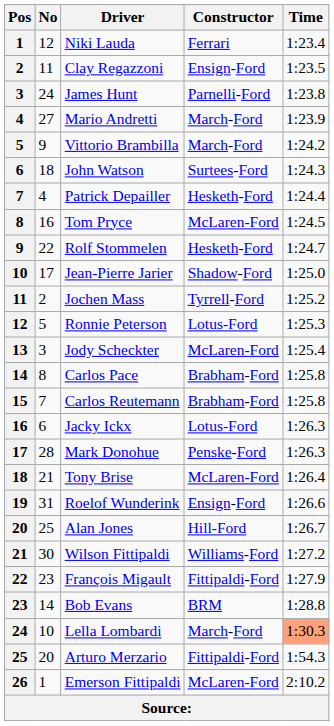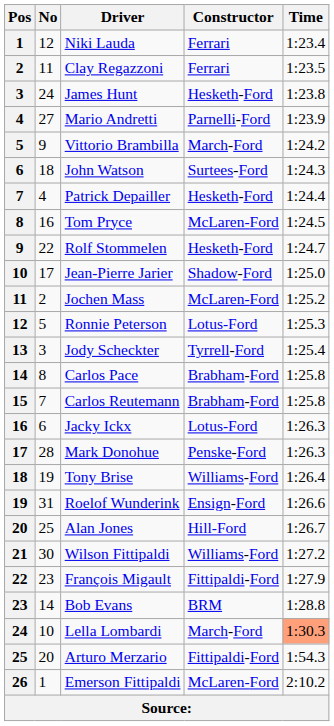(226, 68) Ensign-Ford -> (209, 68) Ferrari
(229, 94) Parnelli-Ford -> (230, 94) Hesketh-Ford
(225, 119) March-Ford -> (229, 119) Parnelli-Ford
(226, 298) Tyrrell-Ford -> (233, 298) McLaren-Ford
(233, 349) McLaren-Ford -> (226, 349) Tyrrell-Ford
(46, 477) 21 -> (46, 477) 19
(233, 477) McLaren-Ford -> (233, 477) Williams-Ford
